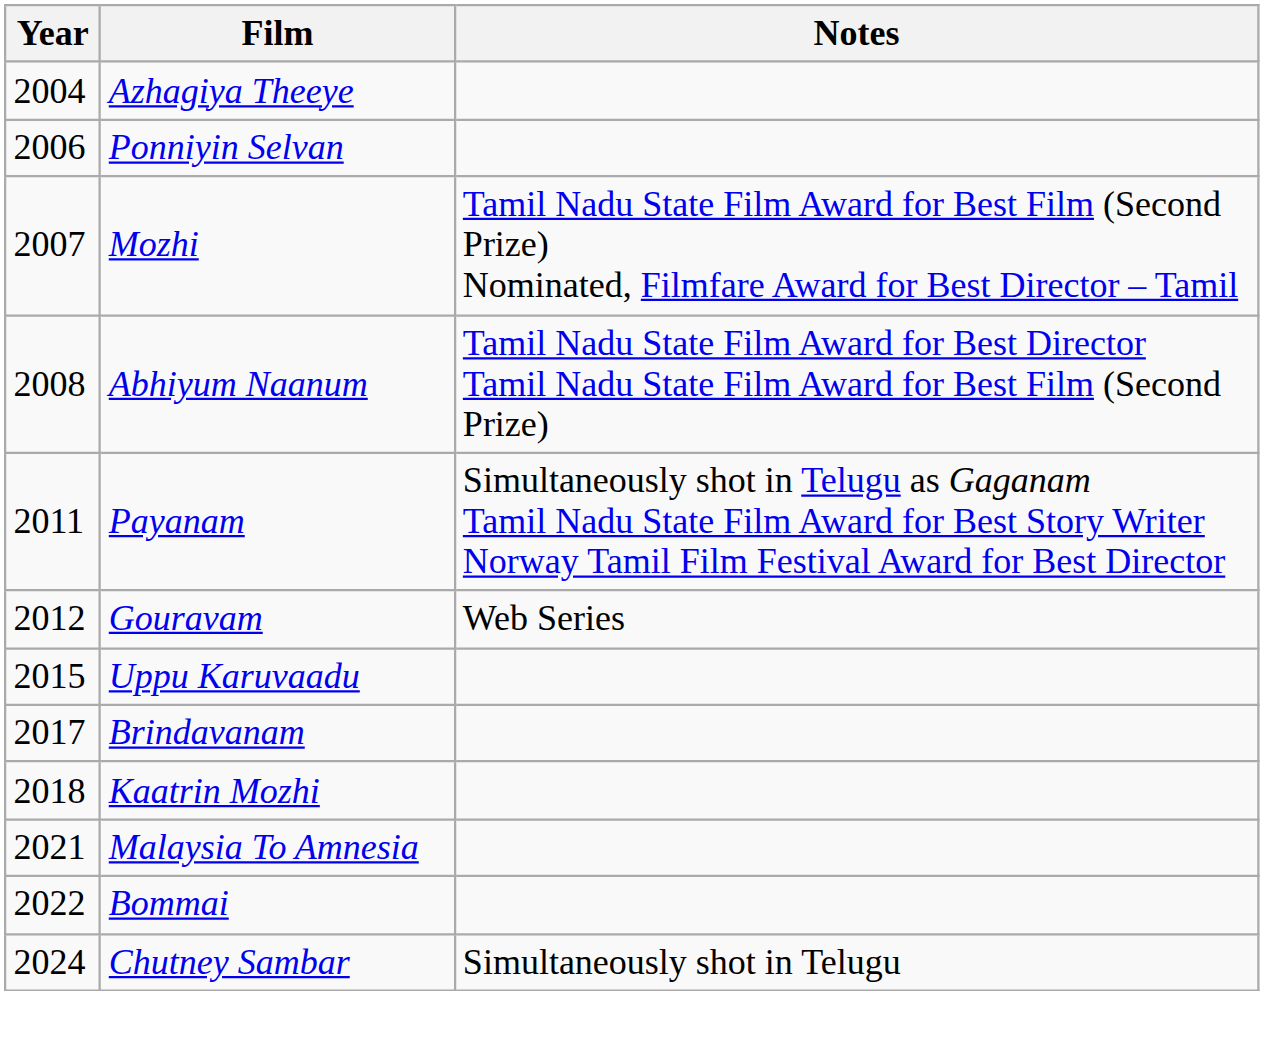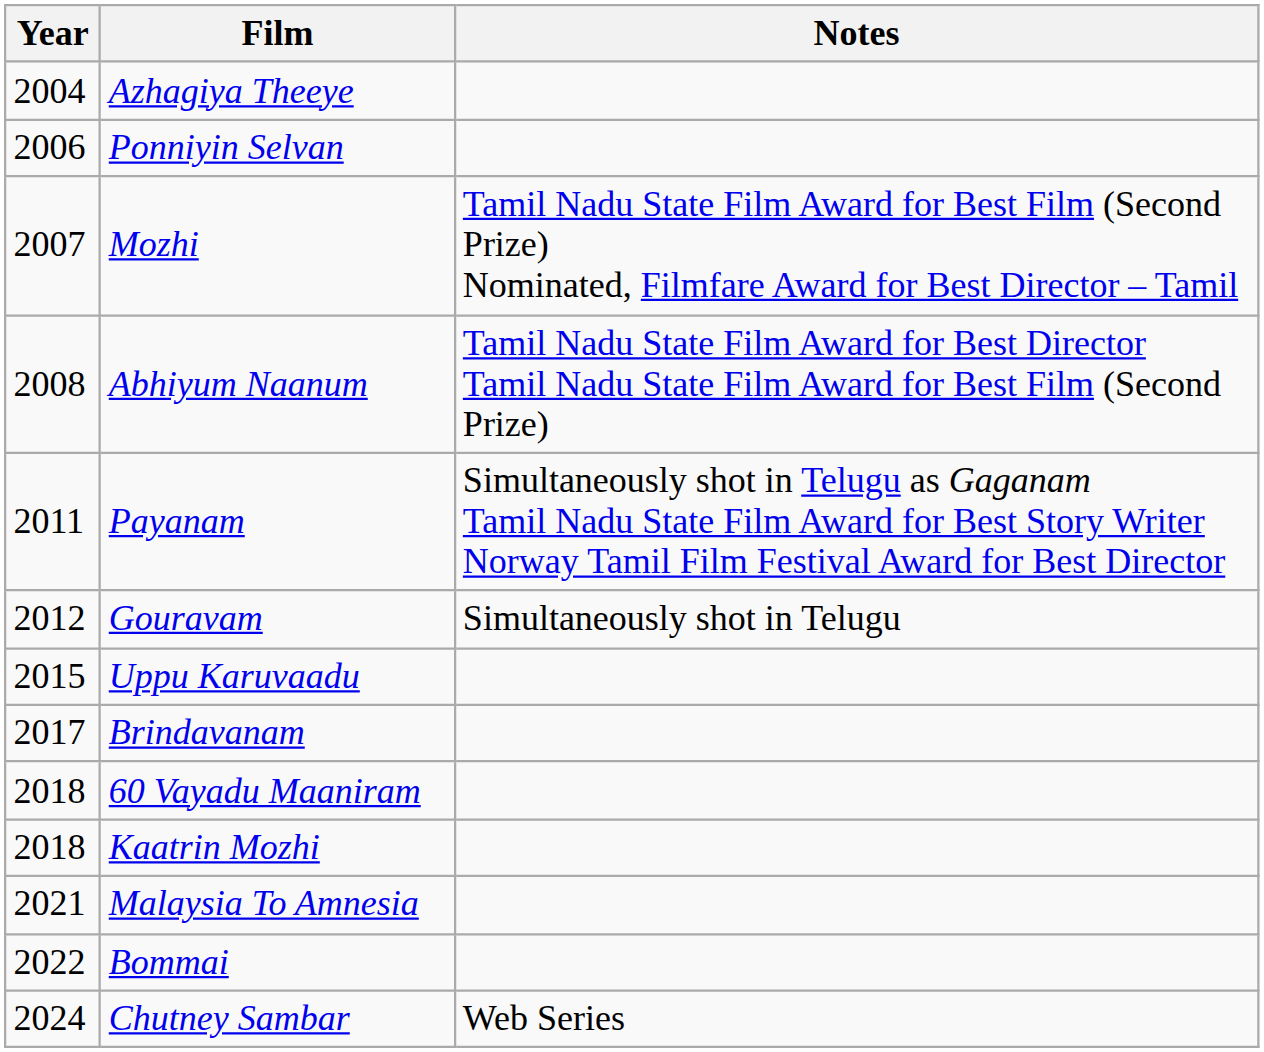(544, 618) Web Series -> (682, 618) Simultaneously shot in Telugu
+ row: (265, 789)
(682, 961) Simultaneously shot in Telugu -> (544, 1018) Web Series
